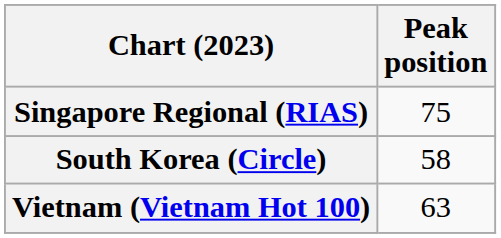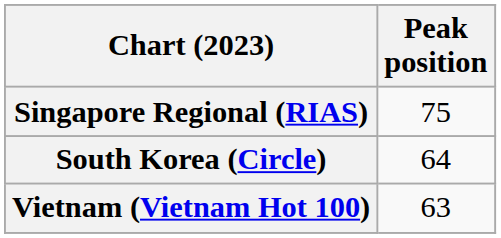(436, 159) 58 -> (436, 159) 64
